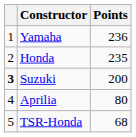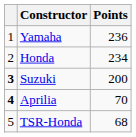(118, 57) 235 -> (118, 57) 234
(11, 100) normal -> (11, 100) bold
(121, 100) 80 -> (121, 100) 70
